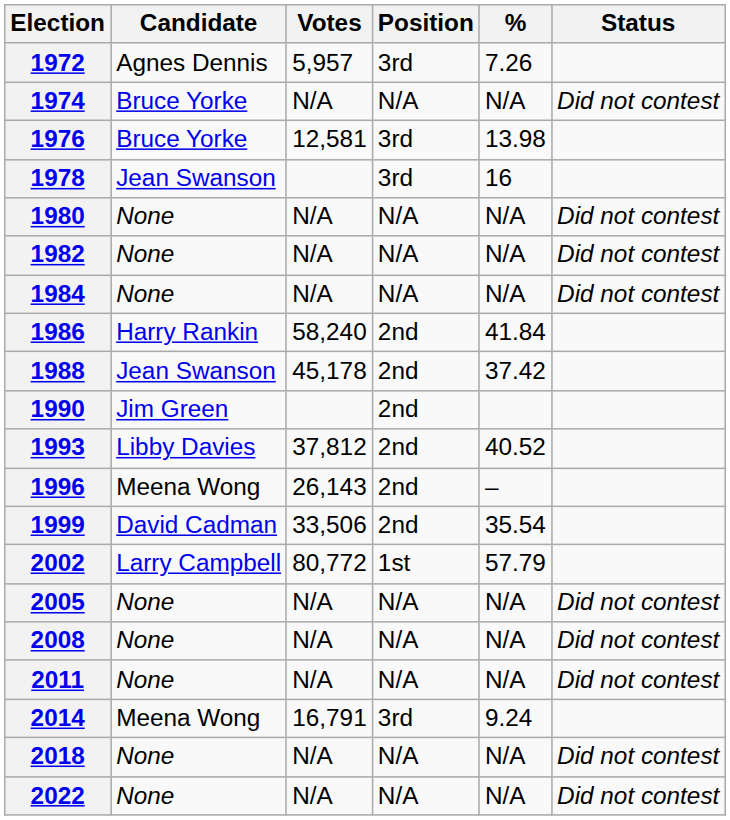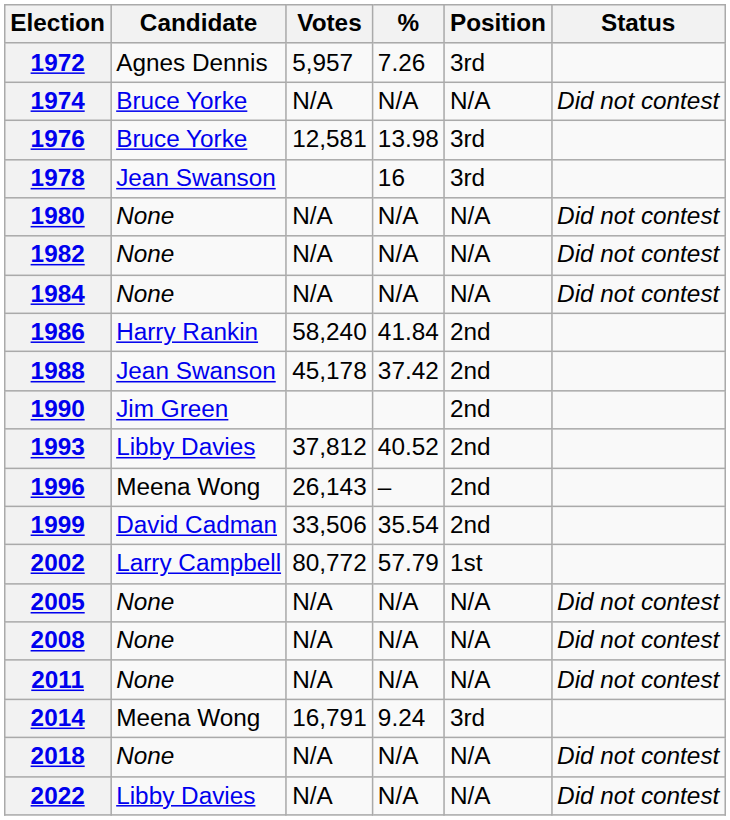columns swapped: (515, 23) <-> (426, 23)
(145, 795) None -> (186, 795) Libby Davies
